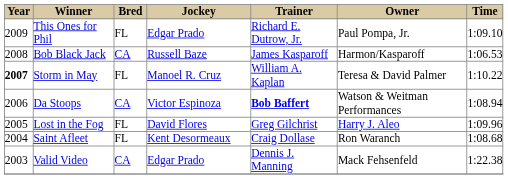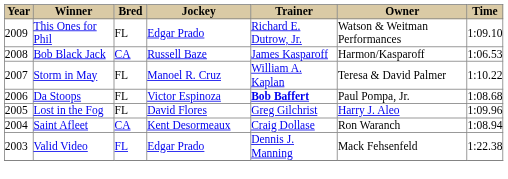(374, 32) Paul Pompa, Jr. -> (383, 32) Watson & Weitman Performances
(16, 75) bold -> (16, 75) normal
(123, 103) CA -> (121, 96) FL
(383, 103) Watson & Weitman Performances -> (374, 96) Paul Pompa, Jr.
(485, 103) 1:08.94 -> (485, 96) 1:08.68
(121, 138) FL -> (123, 125) CA
(485, 138) 1:08.68 -> (485, 125) 1:08.94
(123, 160) CA -> (121, 146) FL
